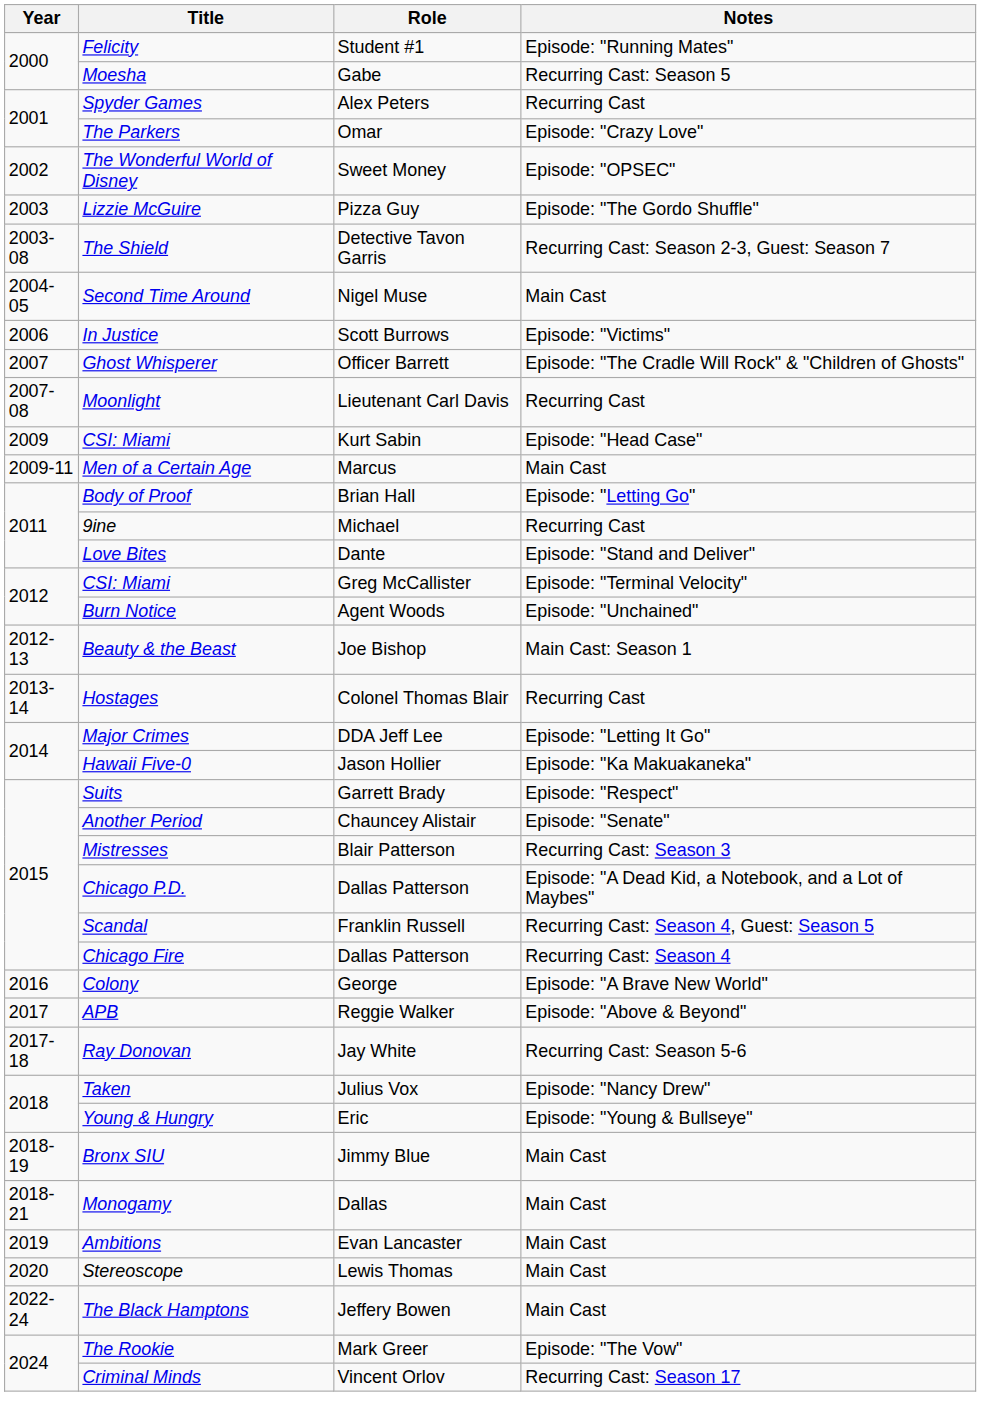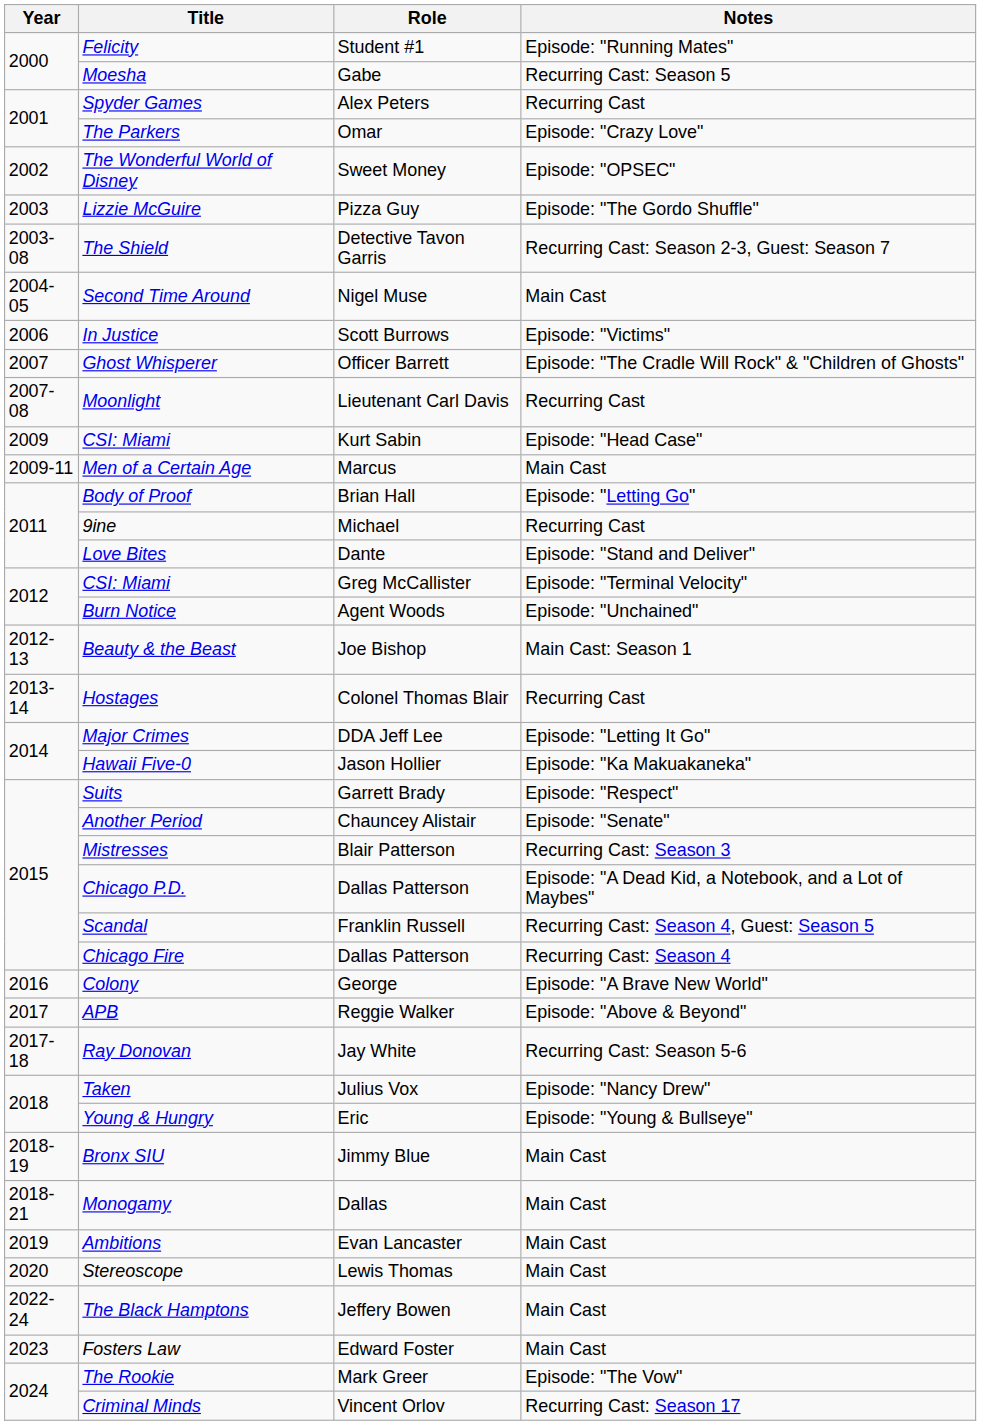+ row: (131, 1348)
